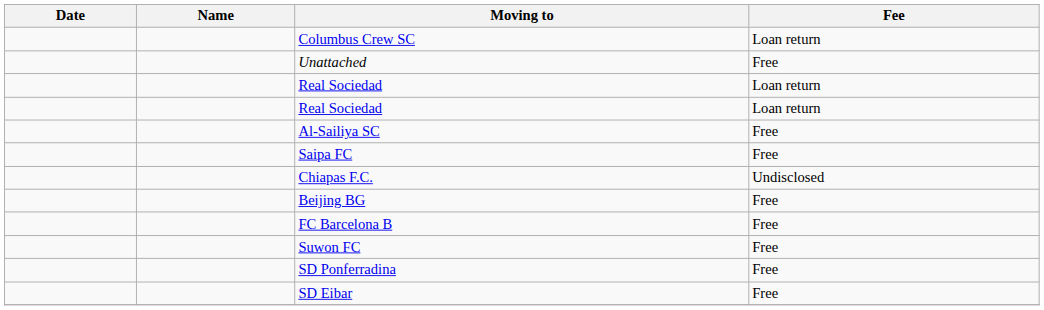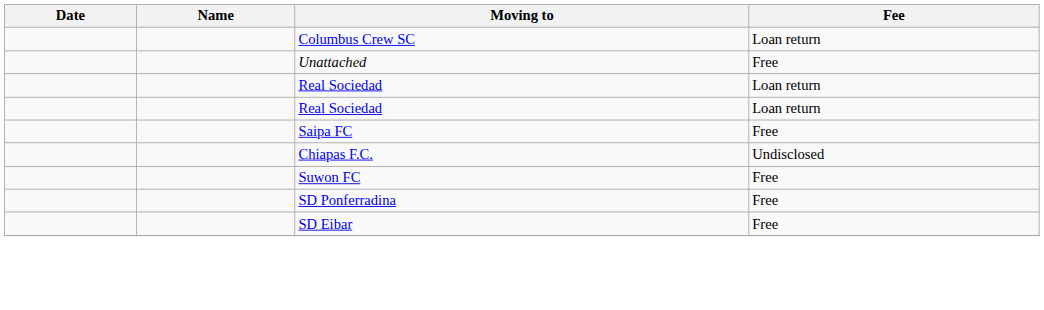- row: (339, 131)
- row: (332, 200)
- row: (345, 223)
